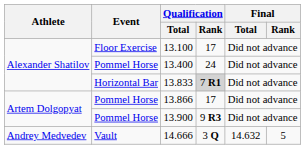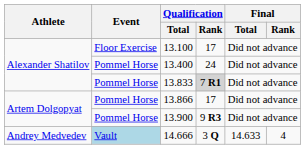(126, 83) Horizontal Bar -> (126, 83) Pommel Horse
(106, 135) no background -> (106, 135) lightblue background
(246, 135) 14.632 -> (246, 135) 14.633
(283, 135) 5 -> (283, 135) 4
